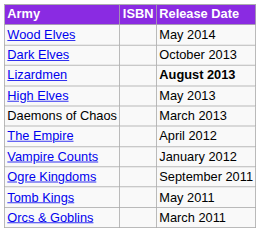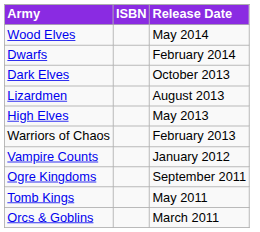+ row: (27, 55)
(197, 75) bold -> (188, 95) normal
- row: (62, 116)
+ row: (59, 136)
- row: (40, 136)
